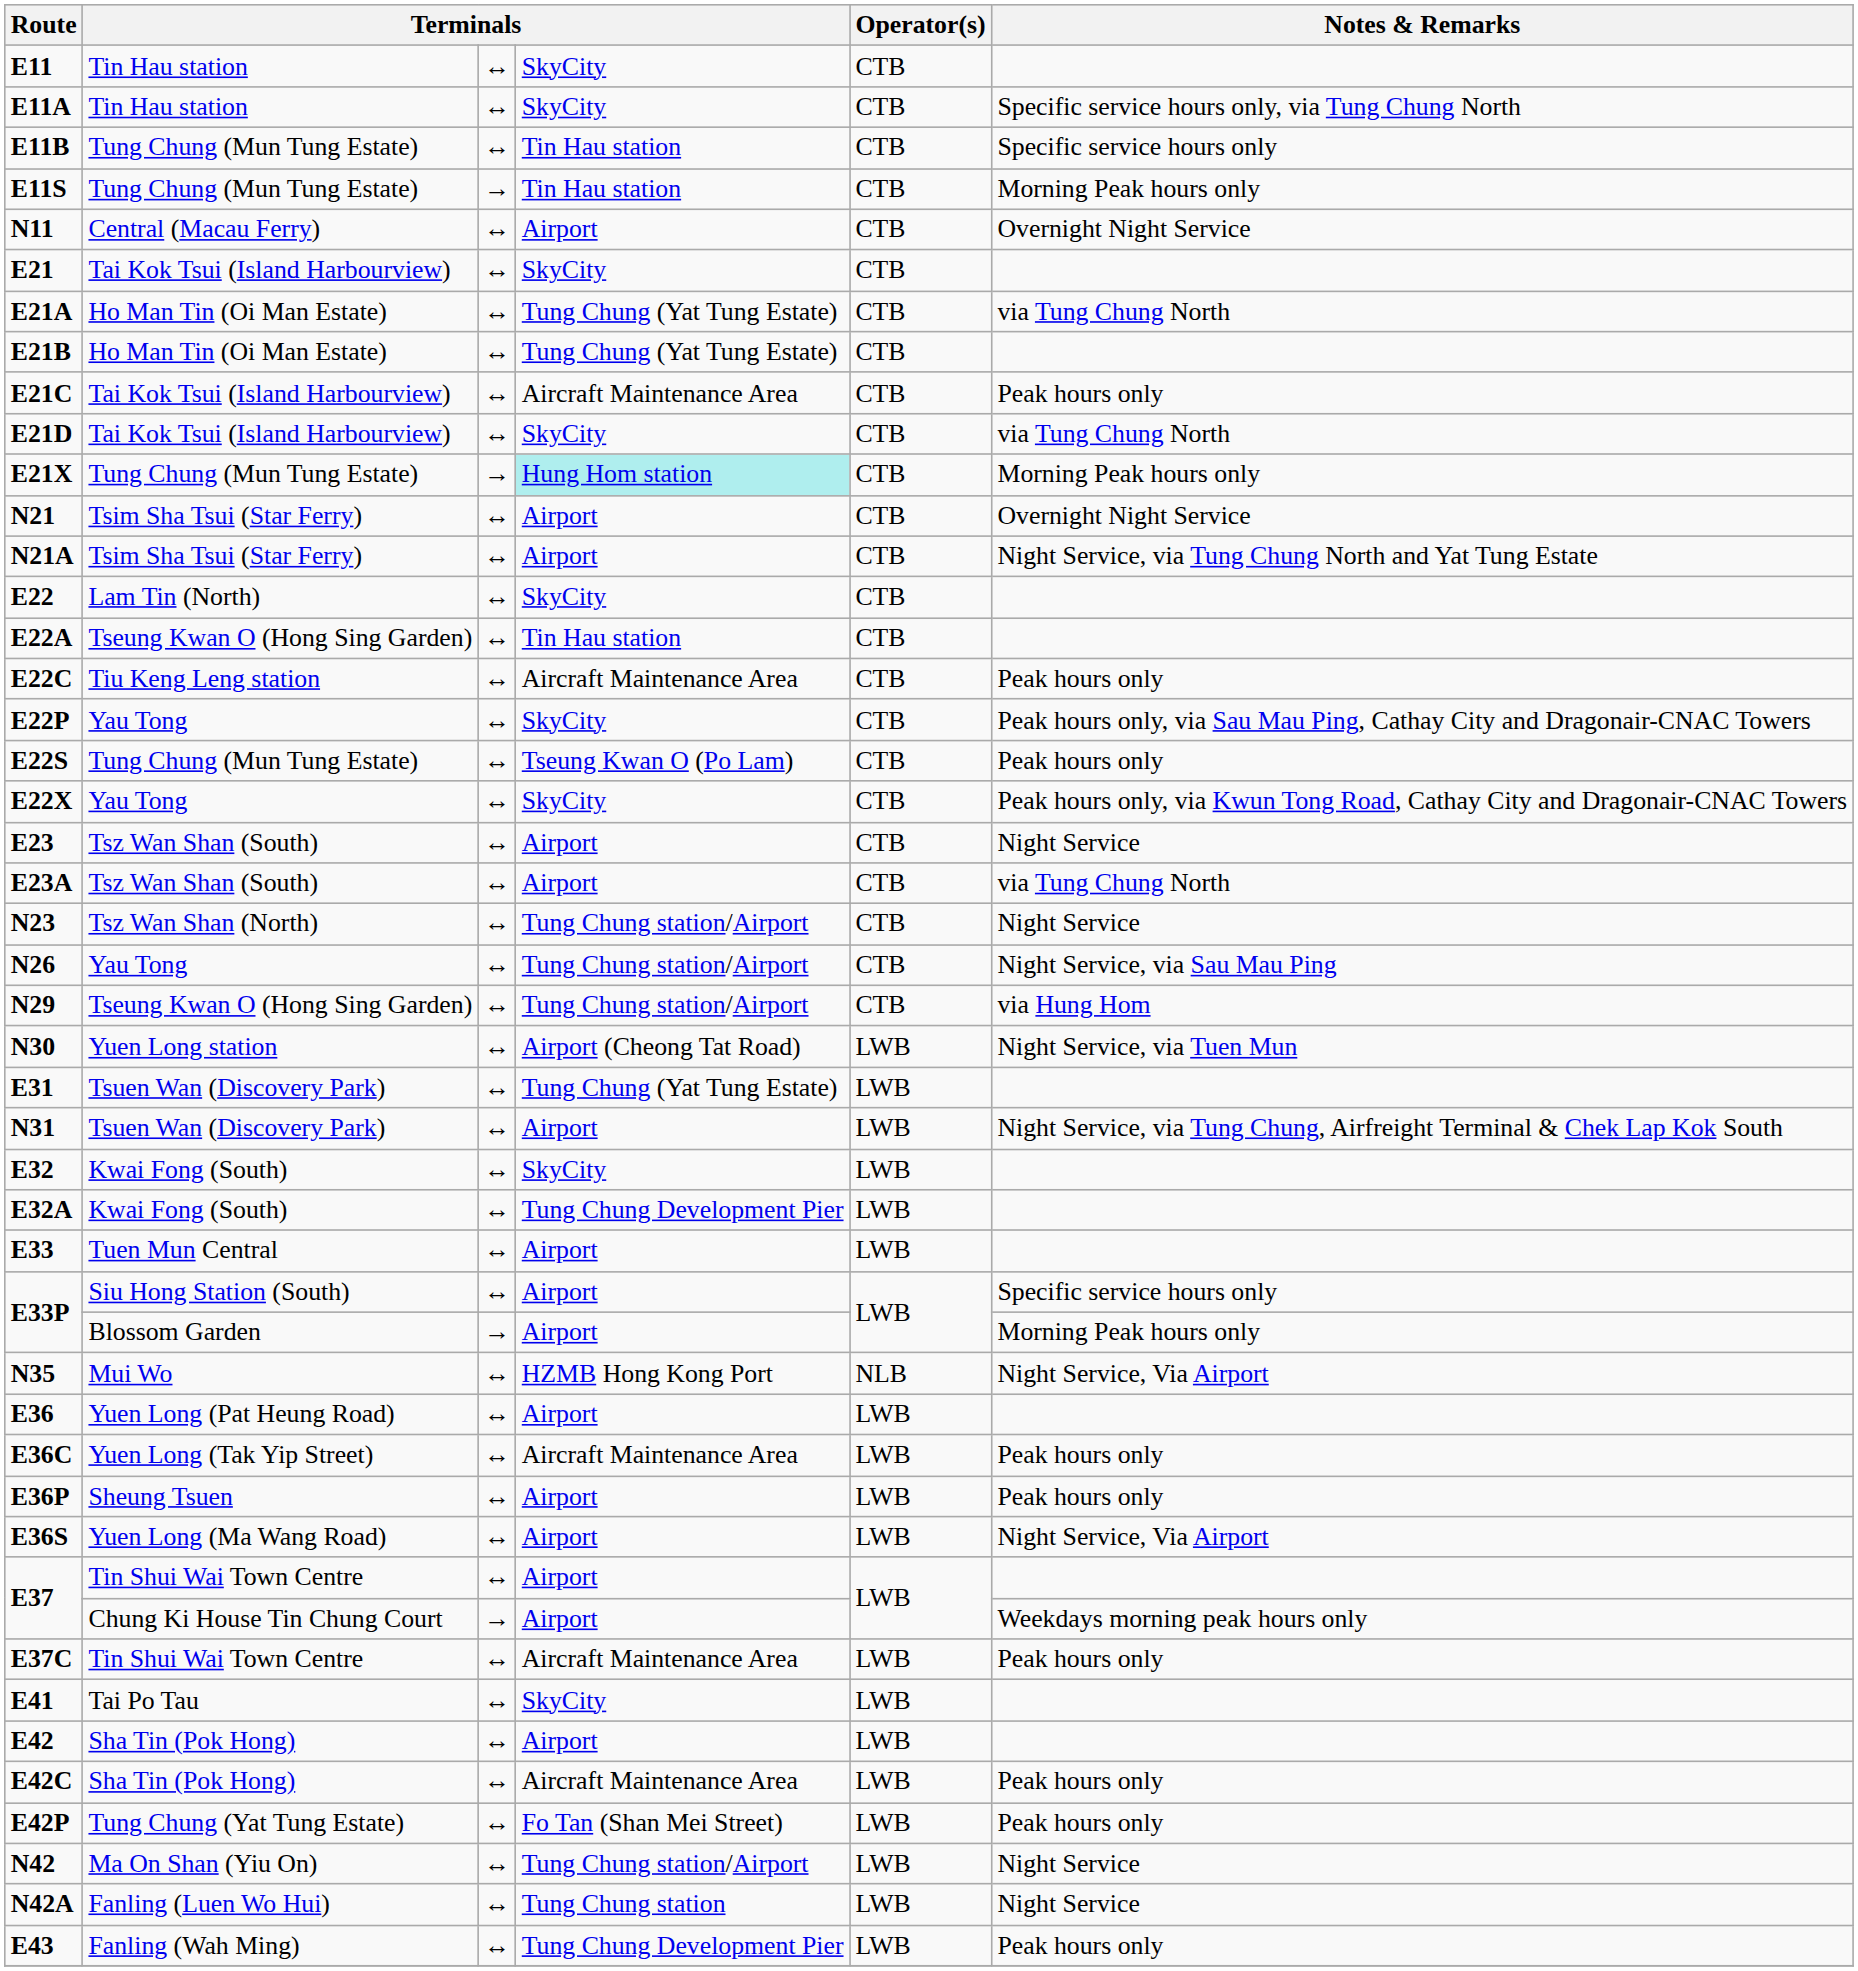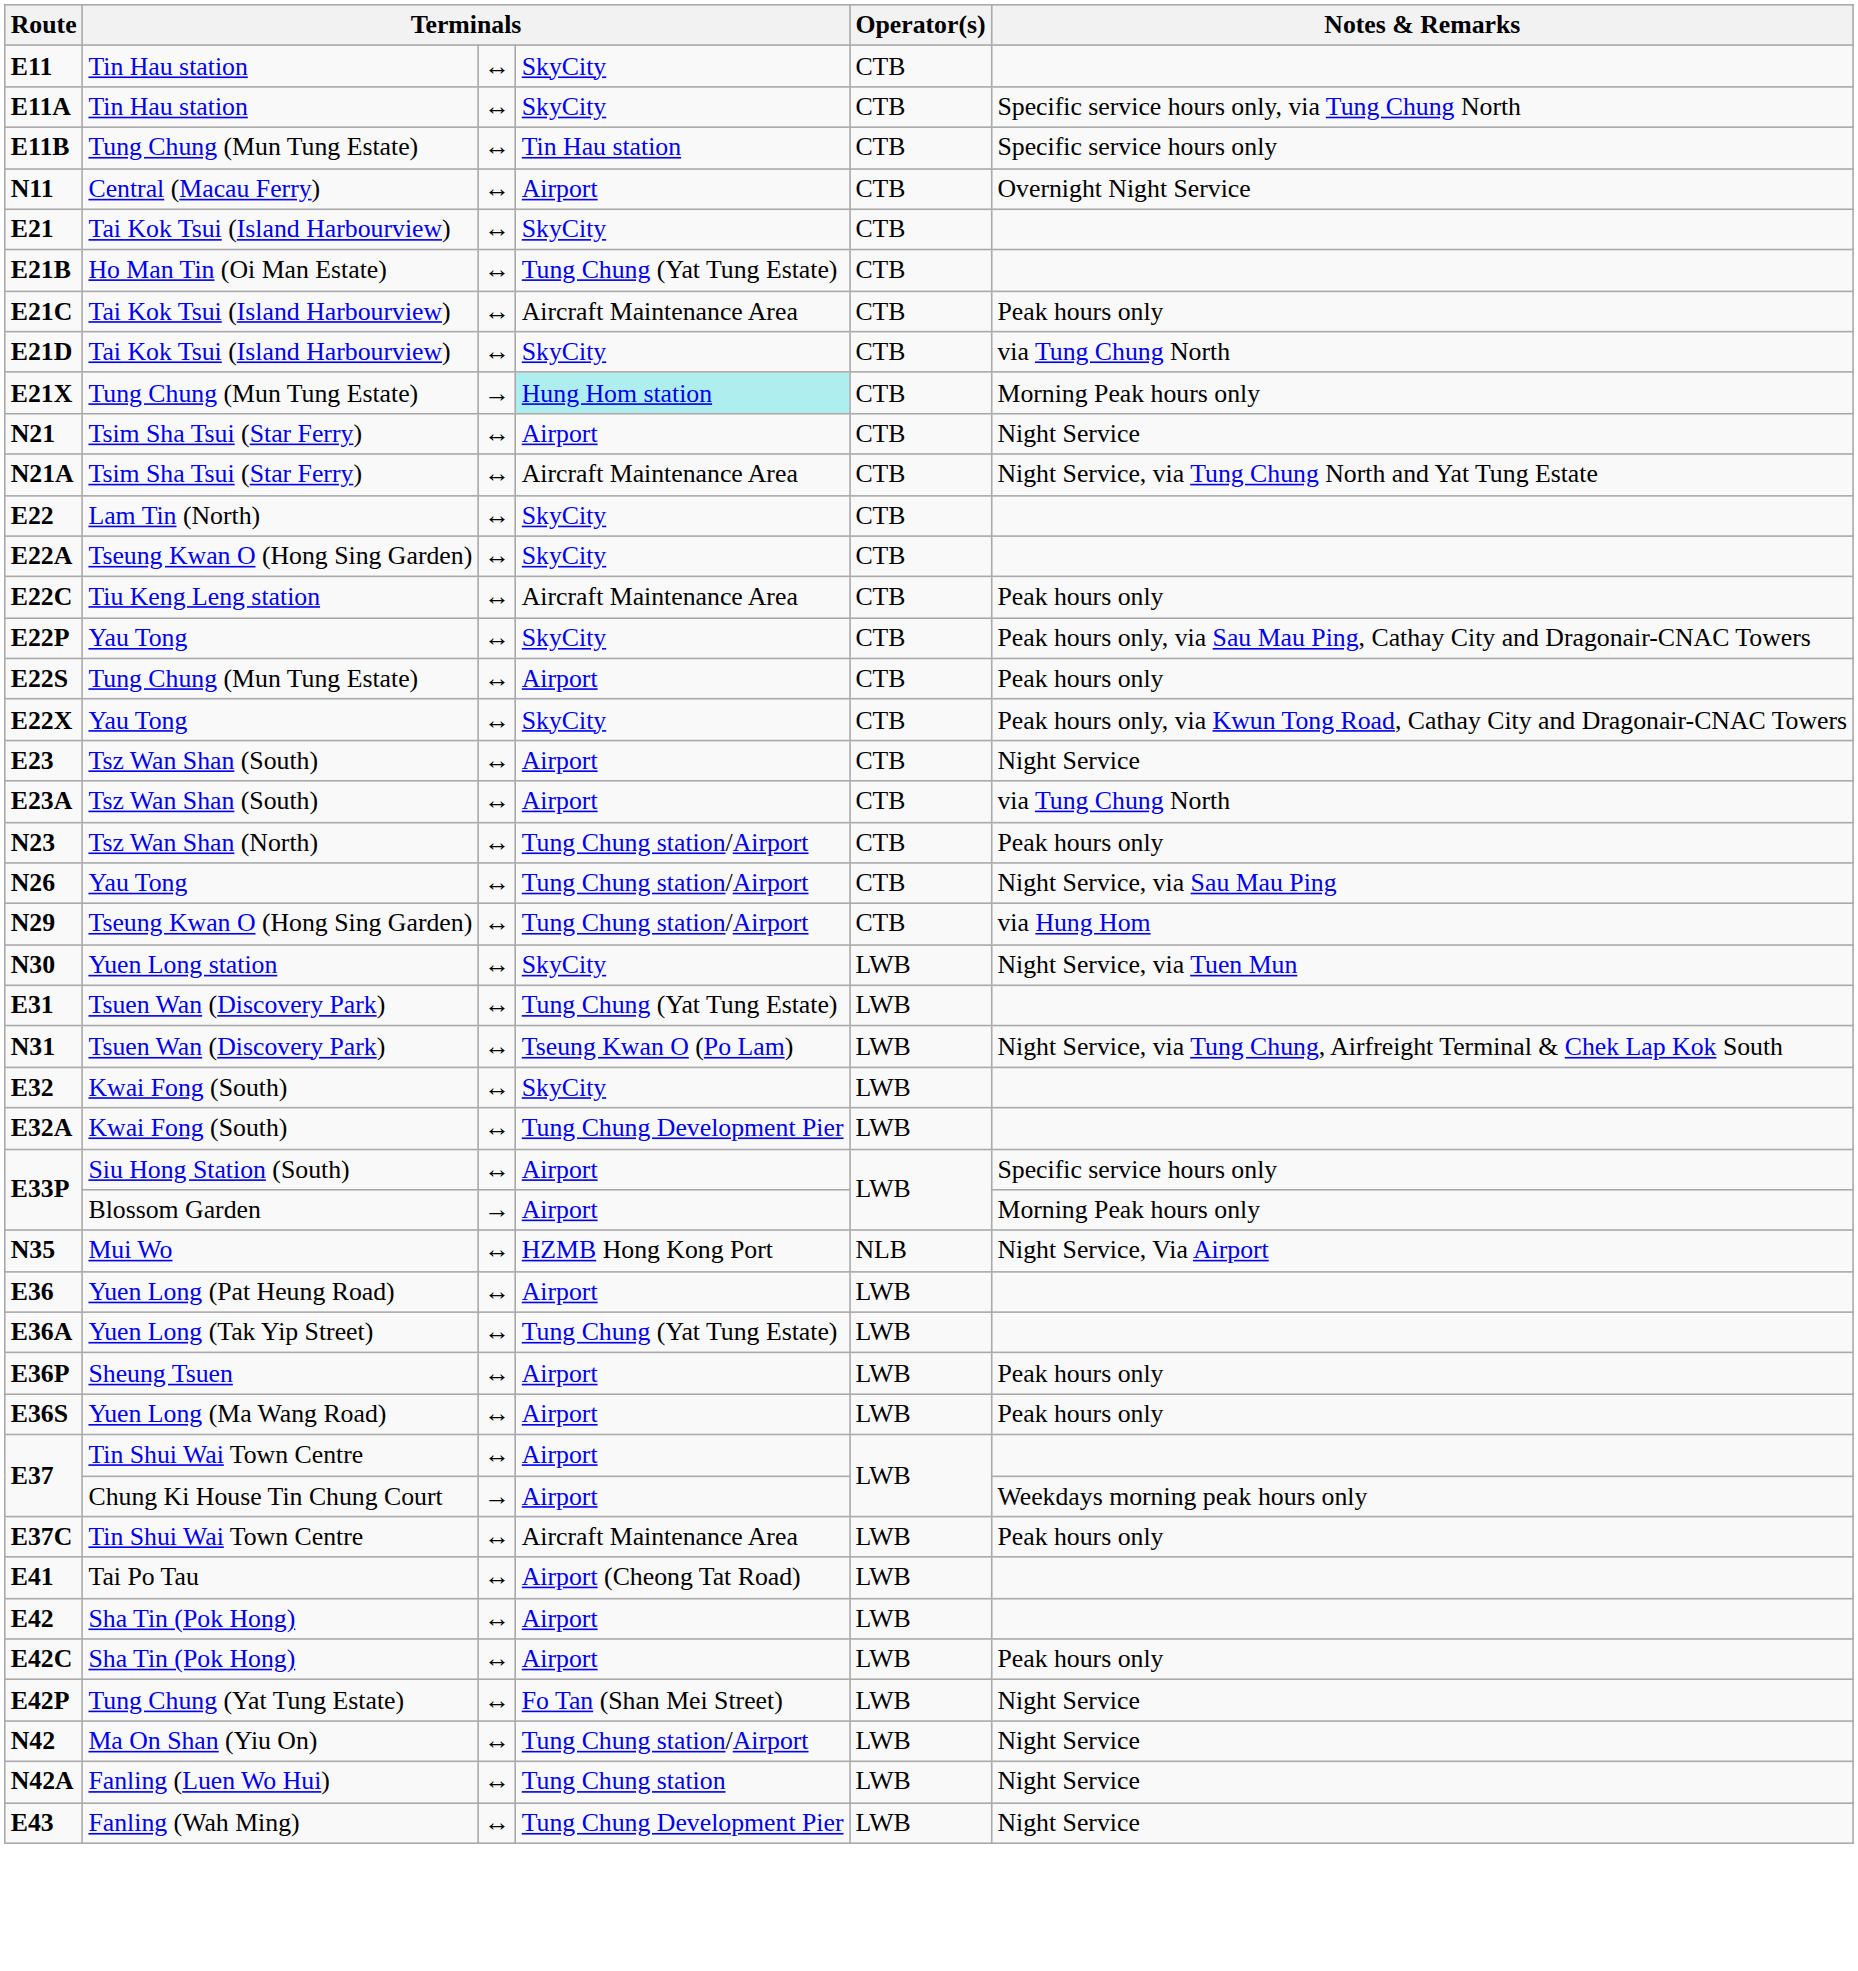- row: (39, 188)
- row: (42, 310)
(1124, 515) Overnight Night Service -> (1069, 433) Night Service
(560, 556) Airport -> (660, 474) Aircraft Maintenance Area
(601, 637) Tin Hau station -> (564, 556) SkyCity
(658, 760) Tseung Kwan O (Po Lam) -> (560, 678) Airport
(1069, 923) Night Service -> (1080, 842) Peak hours only
(661, 1046) Airport (Cheong Tat Road) -> (564, 964) SkyCity
(560, 1127) Airport -> (658, 1046) Tseung Kwan O (Po Lam)
- row: (32, 1250)
+ row: (42, 1332)
- row: (42, 1454)
(1133, 1536) Night Service, Via Airport -> (1080, 1413) Peak hours only
(564, 1699) SkyCity -> (661, 1577) Airport (Cheong Tat Road)
(660, 1781) Aircraft Maintenance Area -> (560, 1659) Airport
(1080, 1822) Peak hours only -> (1069, 1699) Night Service
(1080, 1945) Peak hours only -> (1069, 1822) Night Service
